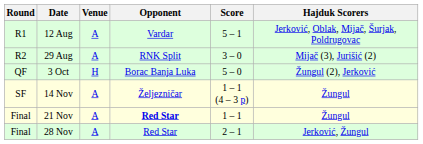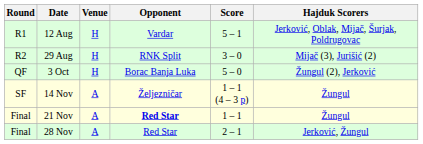(95, 34) A -> (95, 34) H
(95, 56) A -> (95, 56) H
